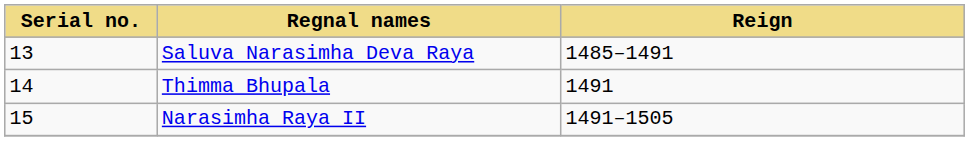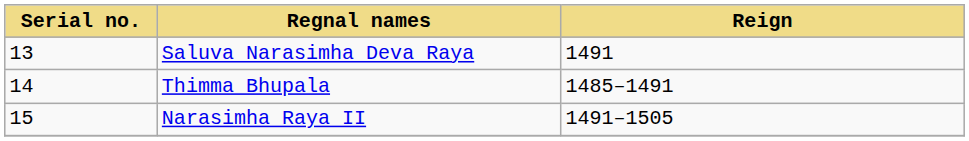(619, 54) 1485–1491 -> (589, 54) 1491
(589, 86) 1491 -> (619, 86) 1485–1491
